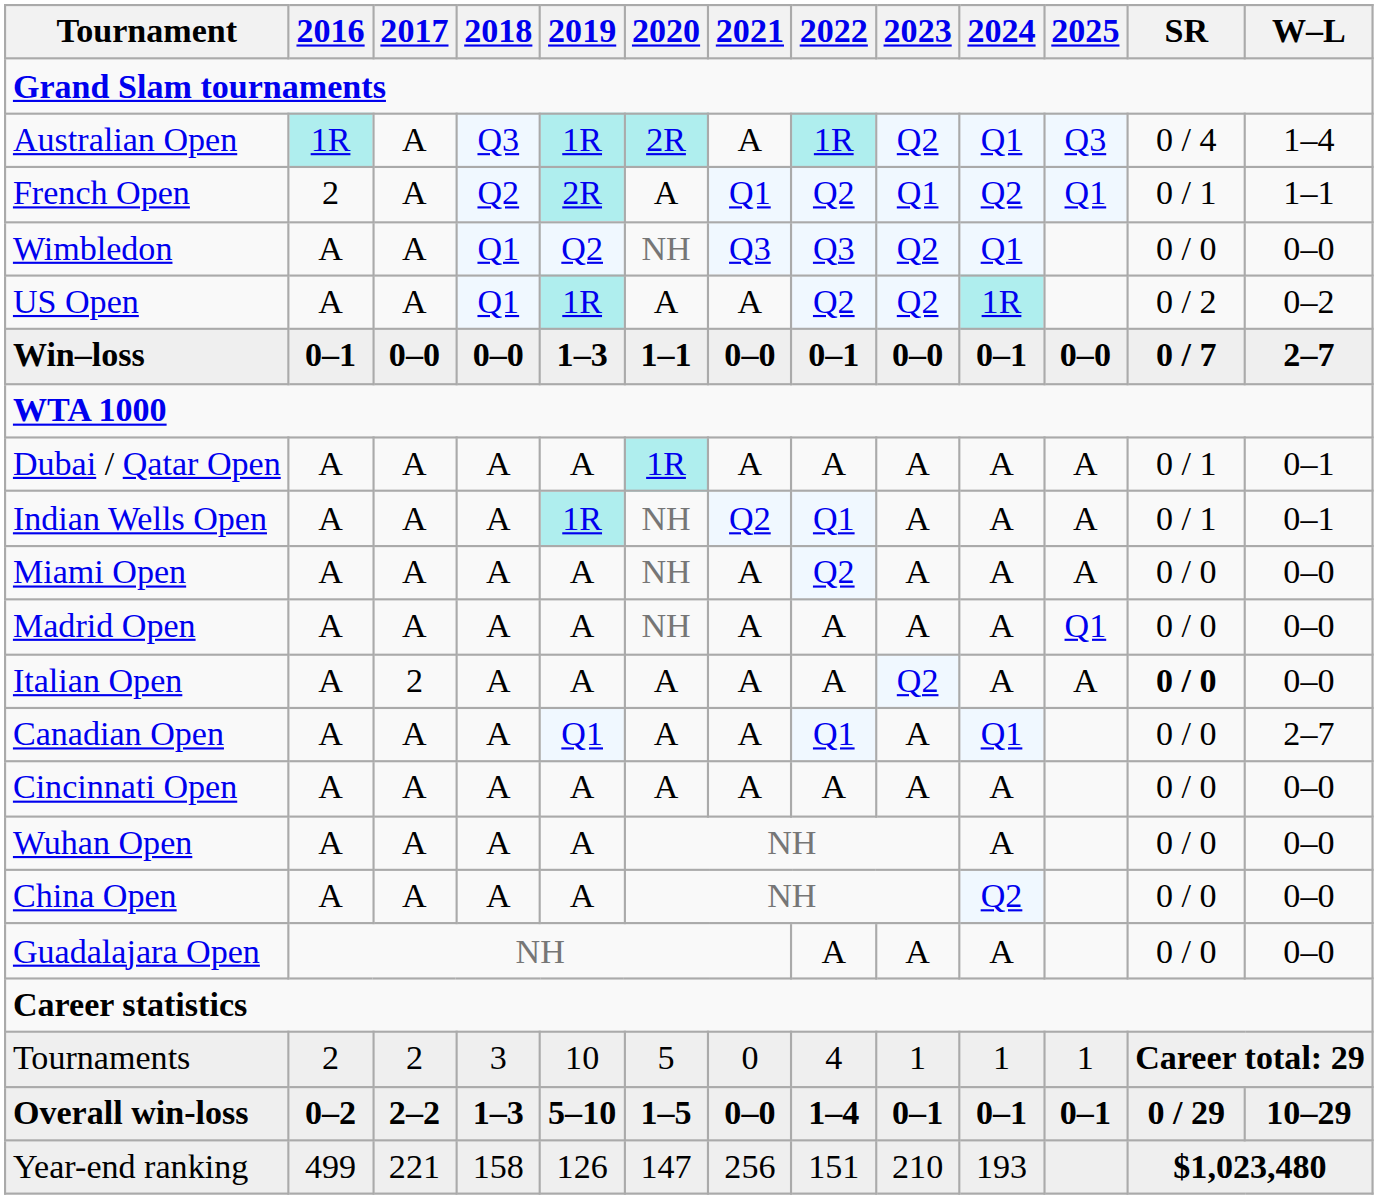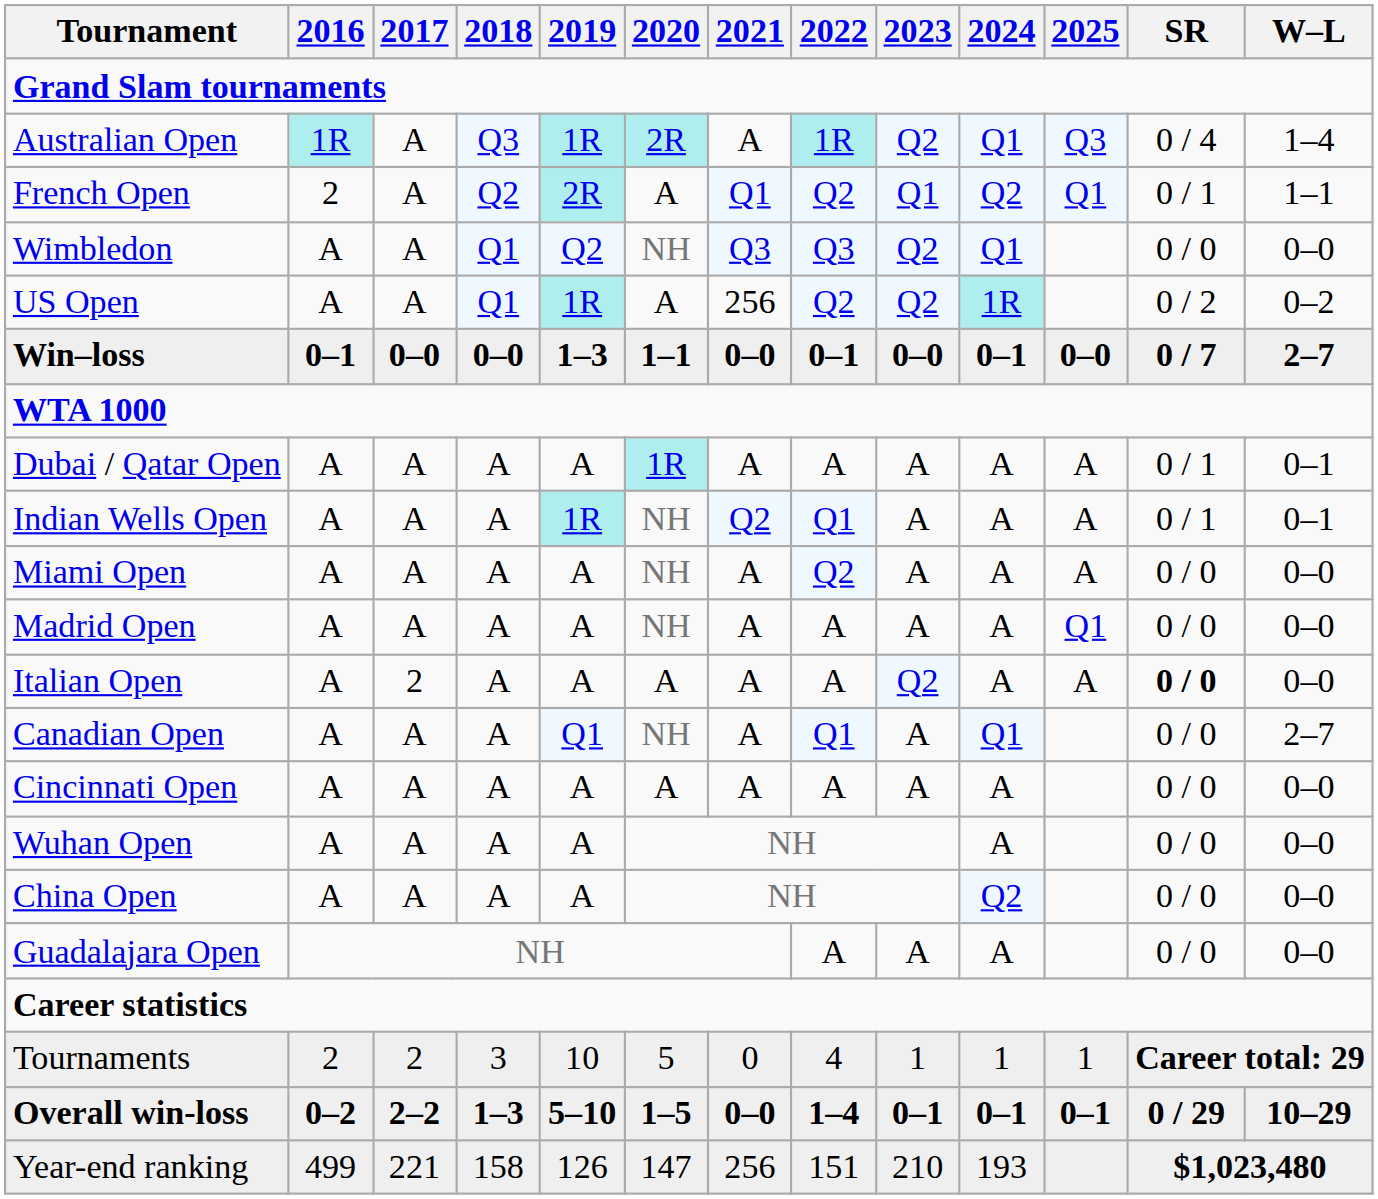(750, 301) A -> (750, 301) 256
(666, 734) A -> (666, 734) NH
